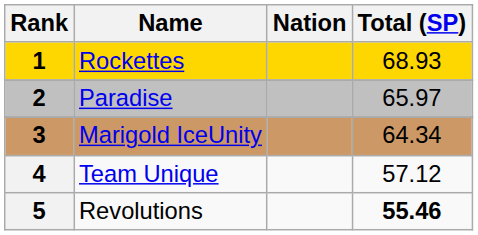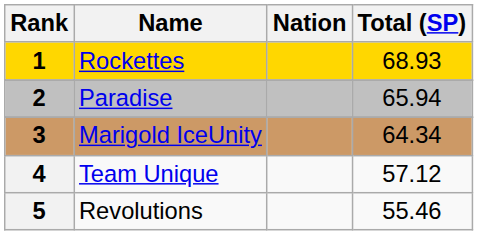(412, 98) 65.97 -> (412, 98) 65.94
(412, 211) bold -> (412, 211) normal
